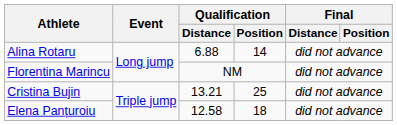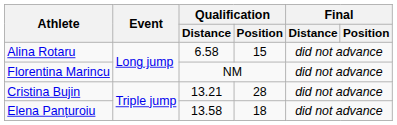(207, 53) 6.88 -> (207, 53) 6.58
(260, 53) 14 -> (260, 53) 15
(260, 92) 25 -> (260, 92) 28
(207, 111) 12.58 -> (207, 111) 13.58
